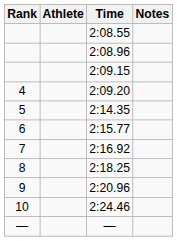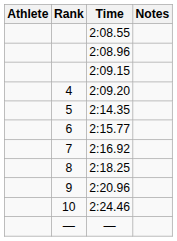columns swapped: (22, 14) <-> (63, 14)
